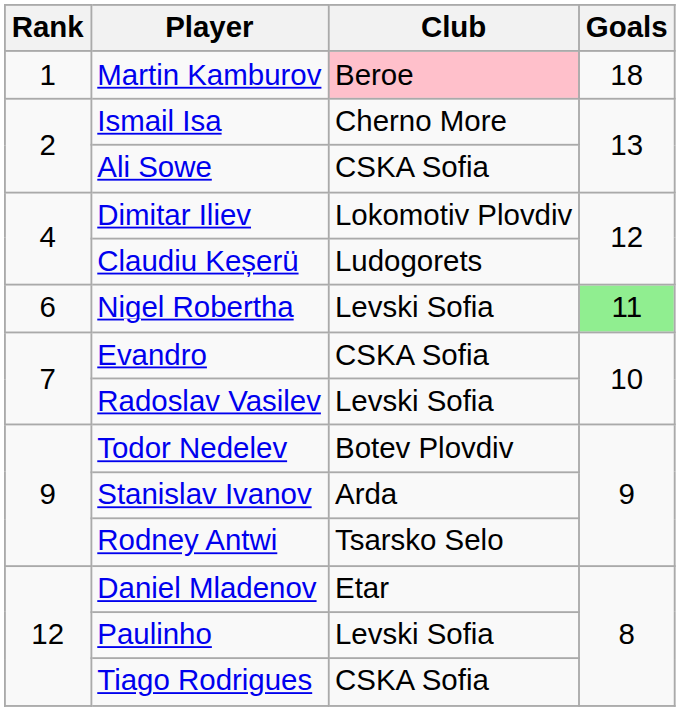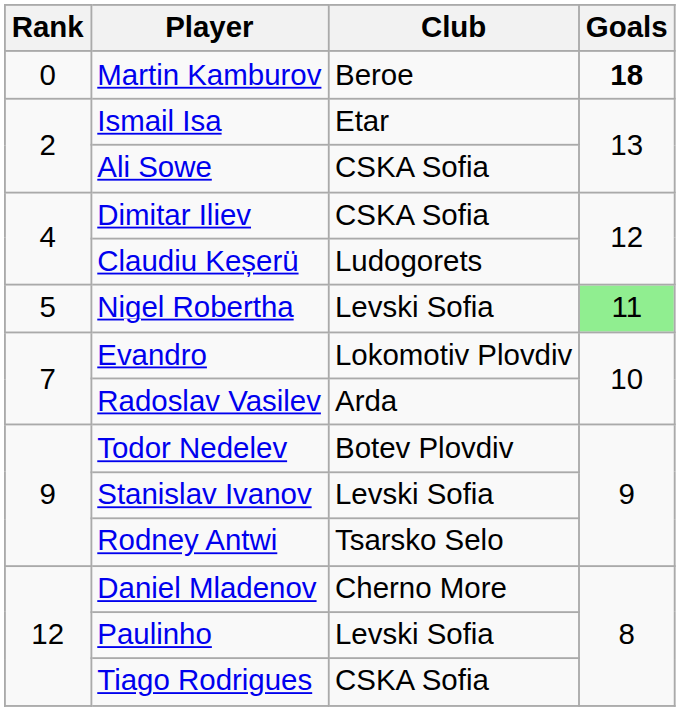(48, 74) 1 -> (48, 74) 0
(374, 74) pink background -> (374, 74) no background
(627, 74) normal -> (627, 74) bold
(421, 121) Cherno More -> (362, 121) Etar
(454, 214) Lokomotiv Plovdiv -> (412, 214) CSKA Sofia
(48, 307) 6 -> (48, 307) 5
(412, 354) CSKA Sofia -> (454, 354) Lokomotiv Plovdiv
(414, 401) Levski Sofia -> (366, 401) Arda
(366, 494) Arda -> (414, 494) Levski Sofia
(362, 588) Etar -> (421, 588) Cherno More
